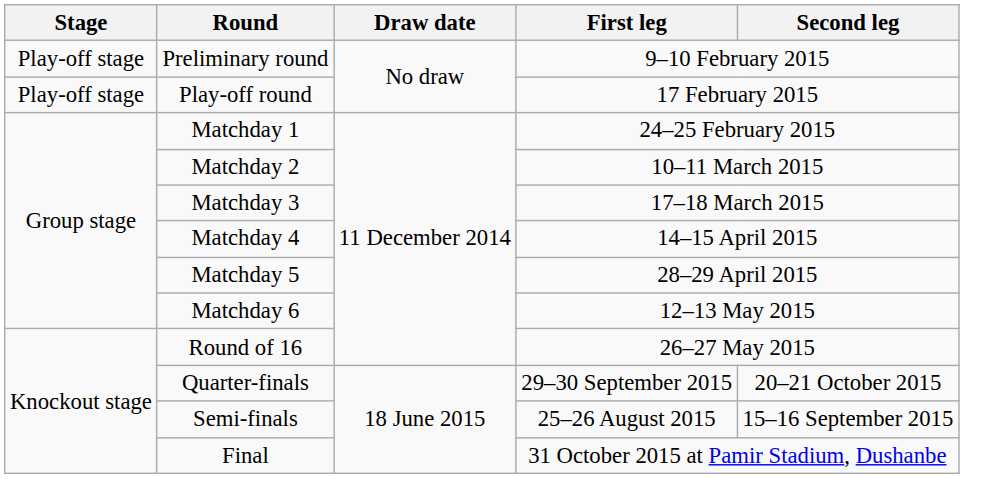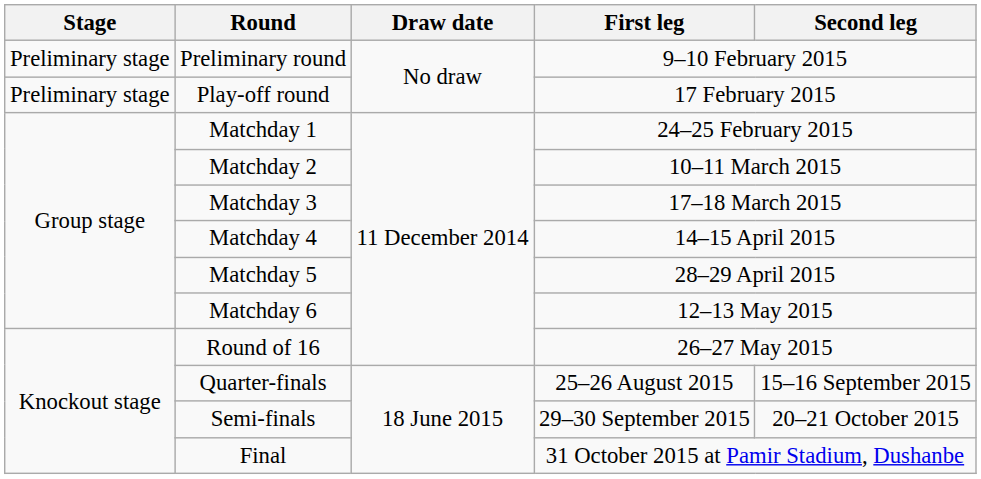(81, 58) Play-off stage -> (90, 58) Preliminary stage
(81, 94) Play-off stage -> (90, 94) Preliminary stage
(627, 382) 29–30 September 2015 -> (644, 382) 25–26 August 2015
(848, 382) 20–21 October 2015 -> (866, 382) 15–16 September 2015
(627, 418) 25–26 August 2015 -> (644, 418) 29–30 September 2015
(848, 418) 15–16 September 2015 -> (866, 418) 20–21 October 2015
